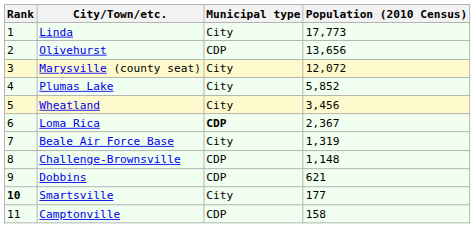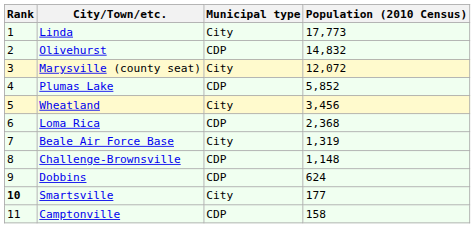(326, 50) 13,656 -> (326, 50) 14,832
(220, 86) City -> (216, 86) CDP
(216, 123) bold -> (216, 123) normal
(323, 123) 2,367 -> (323, 123) 2,368
(316, 178) 621 -> (316, 178) 624
